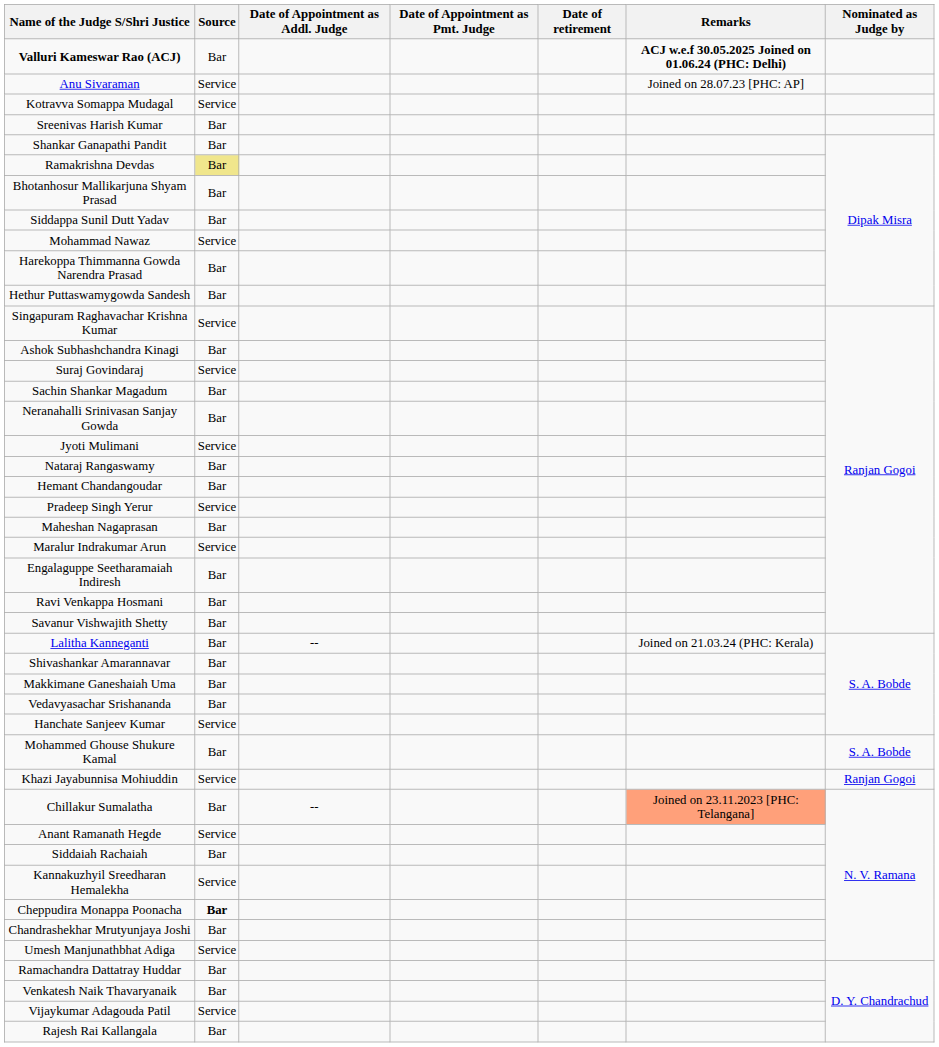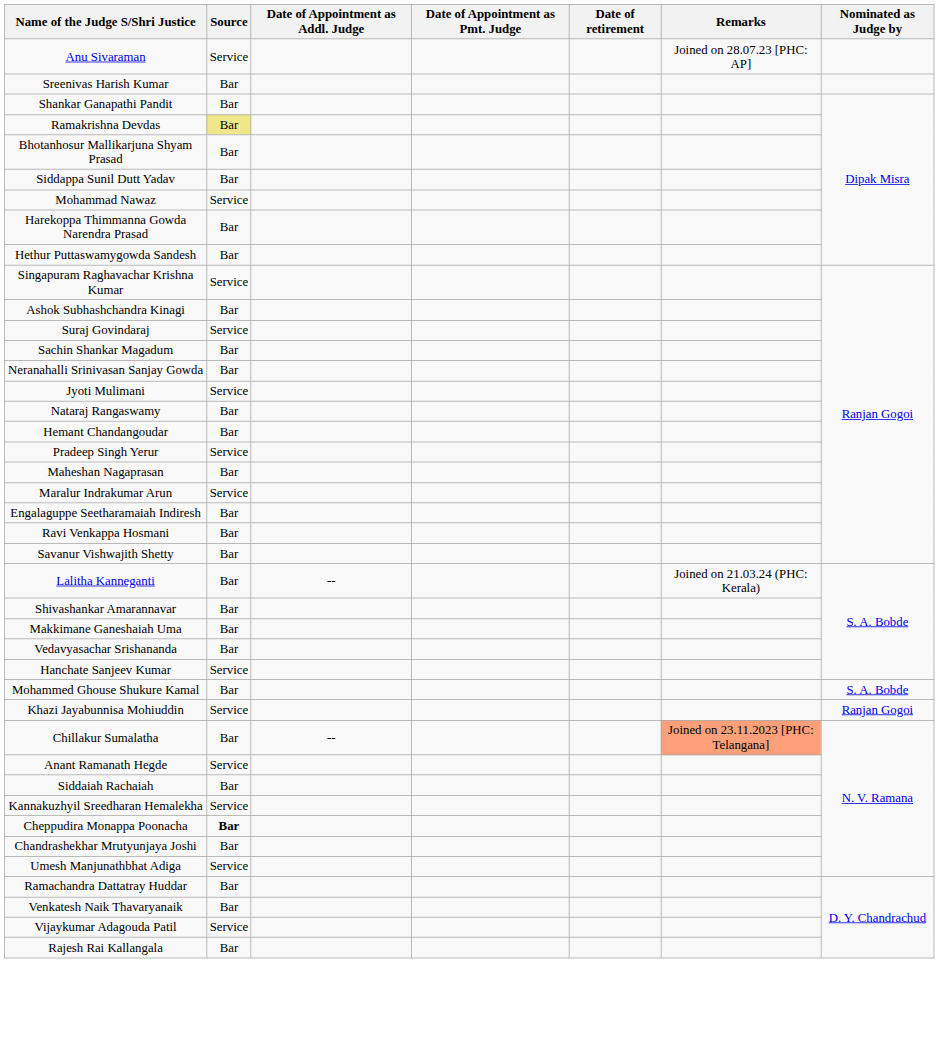- row: (100, 56)
- row: (100, 104)
